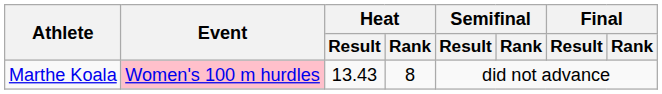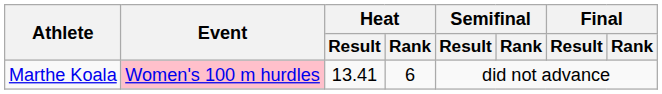(354, 75) 13.43 -> (354, 75) 13.41
(410, 75) 8 -> (410, 75) 6
